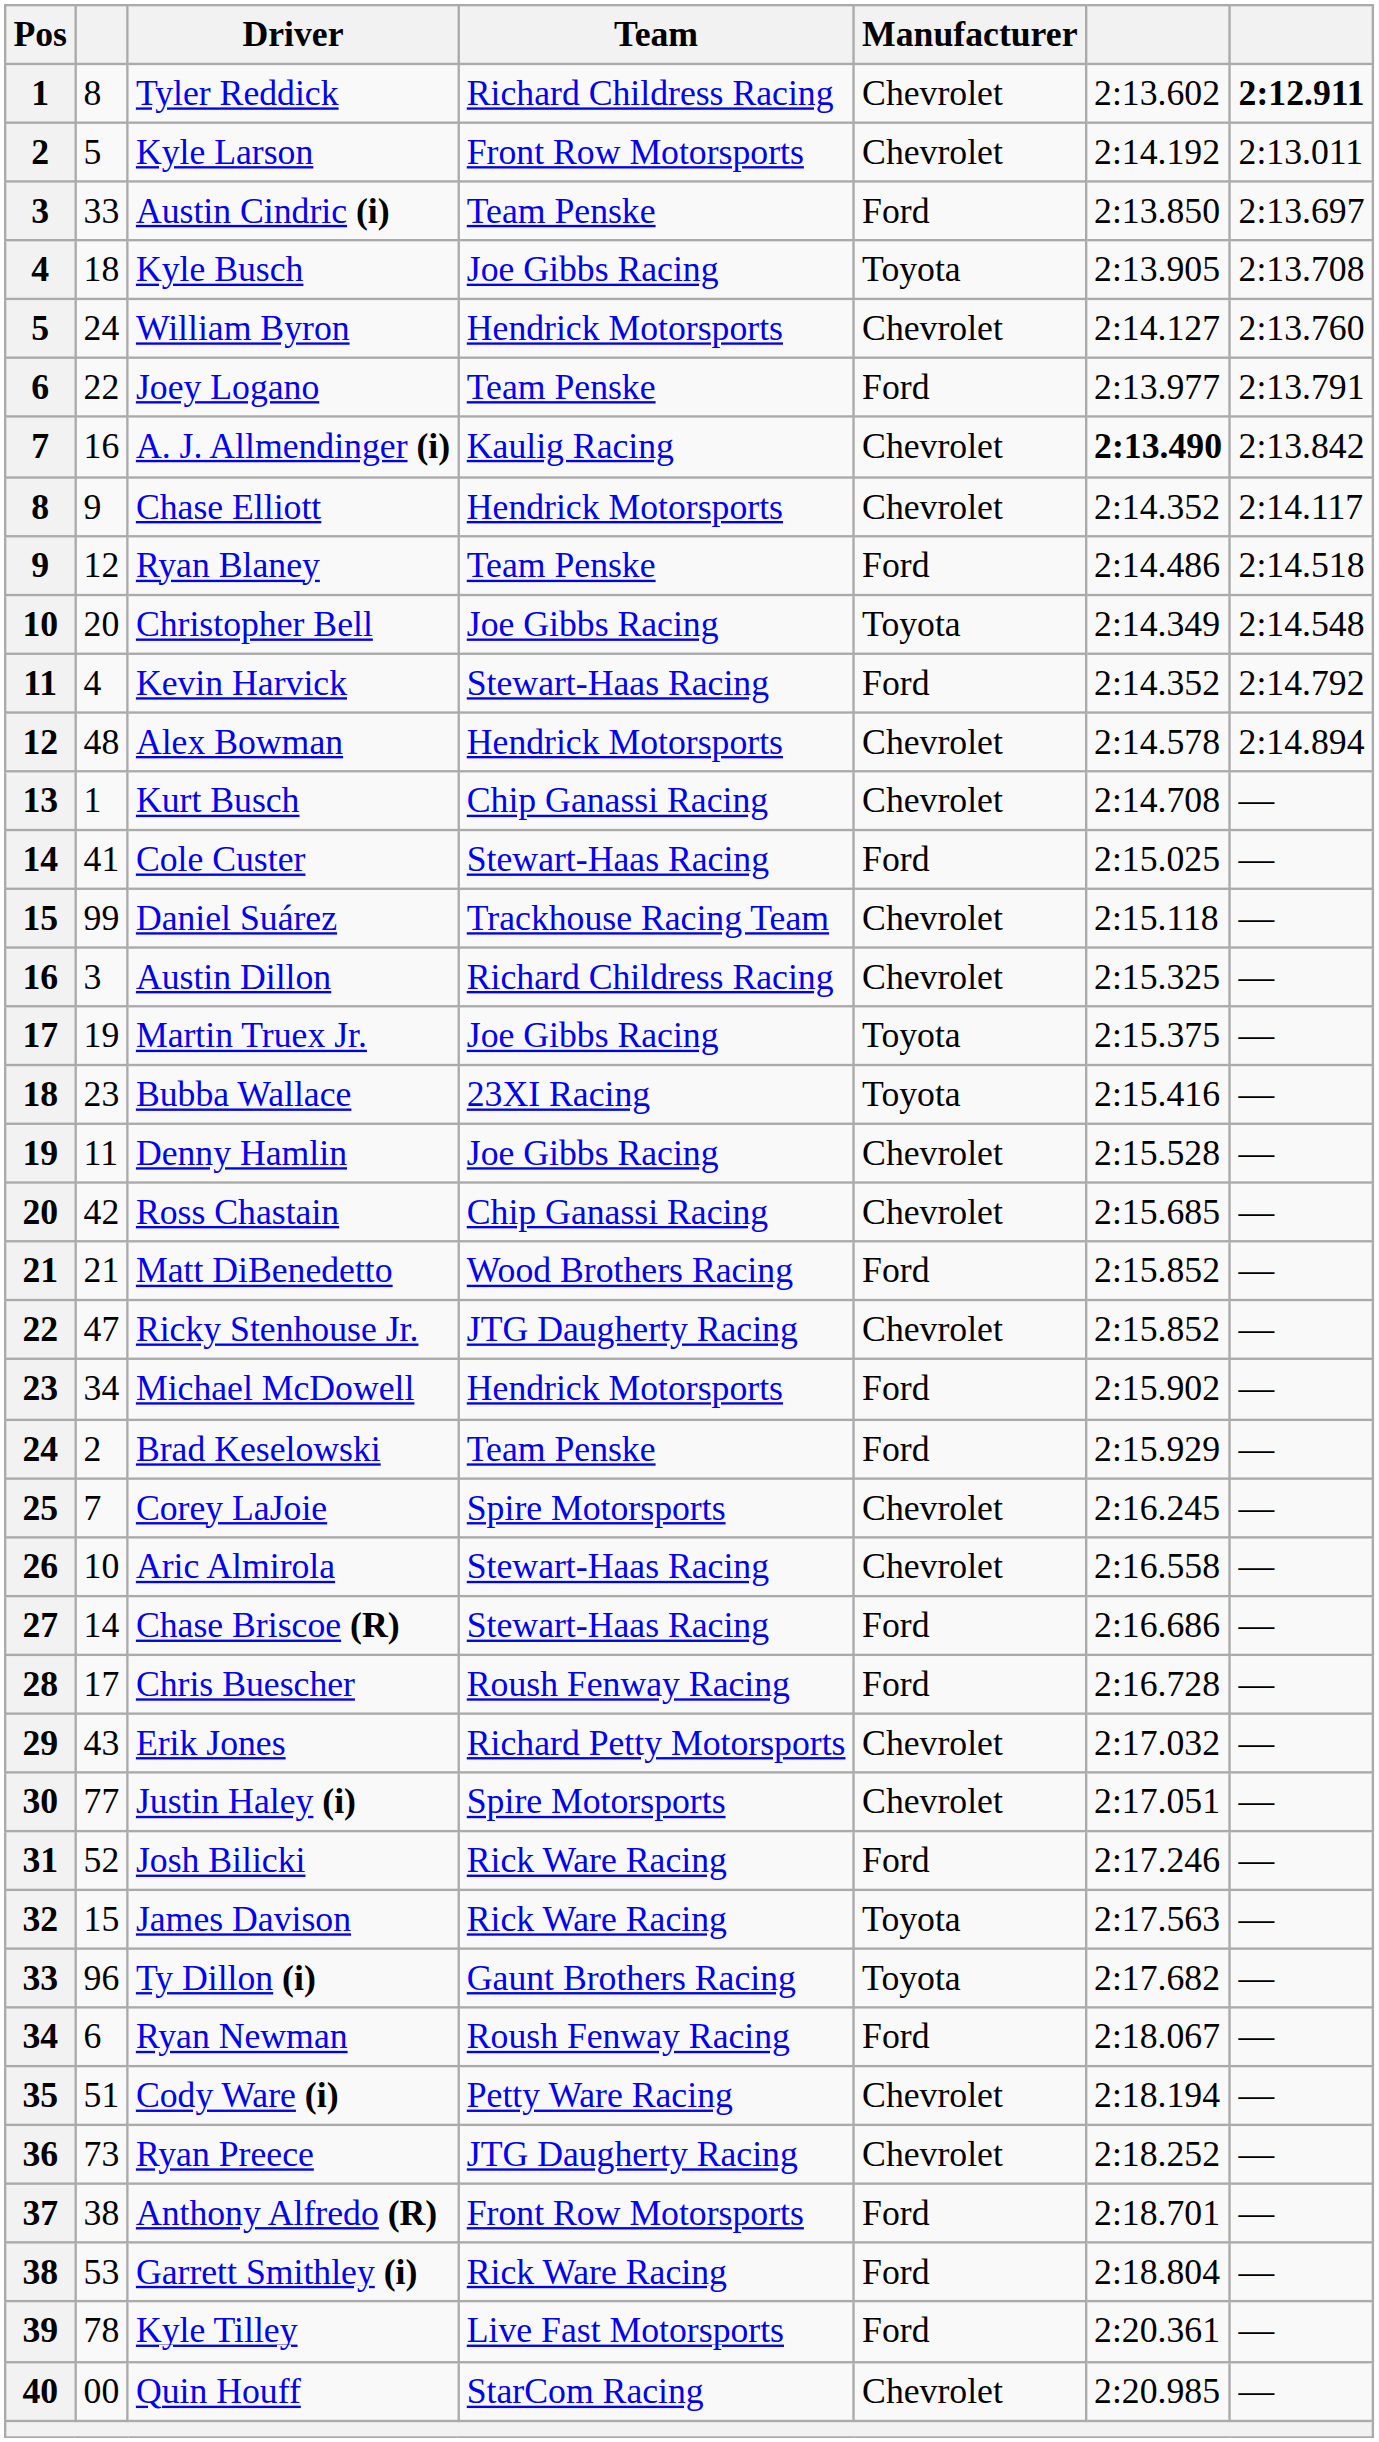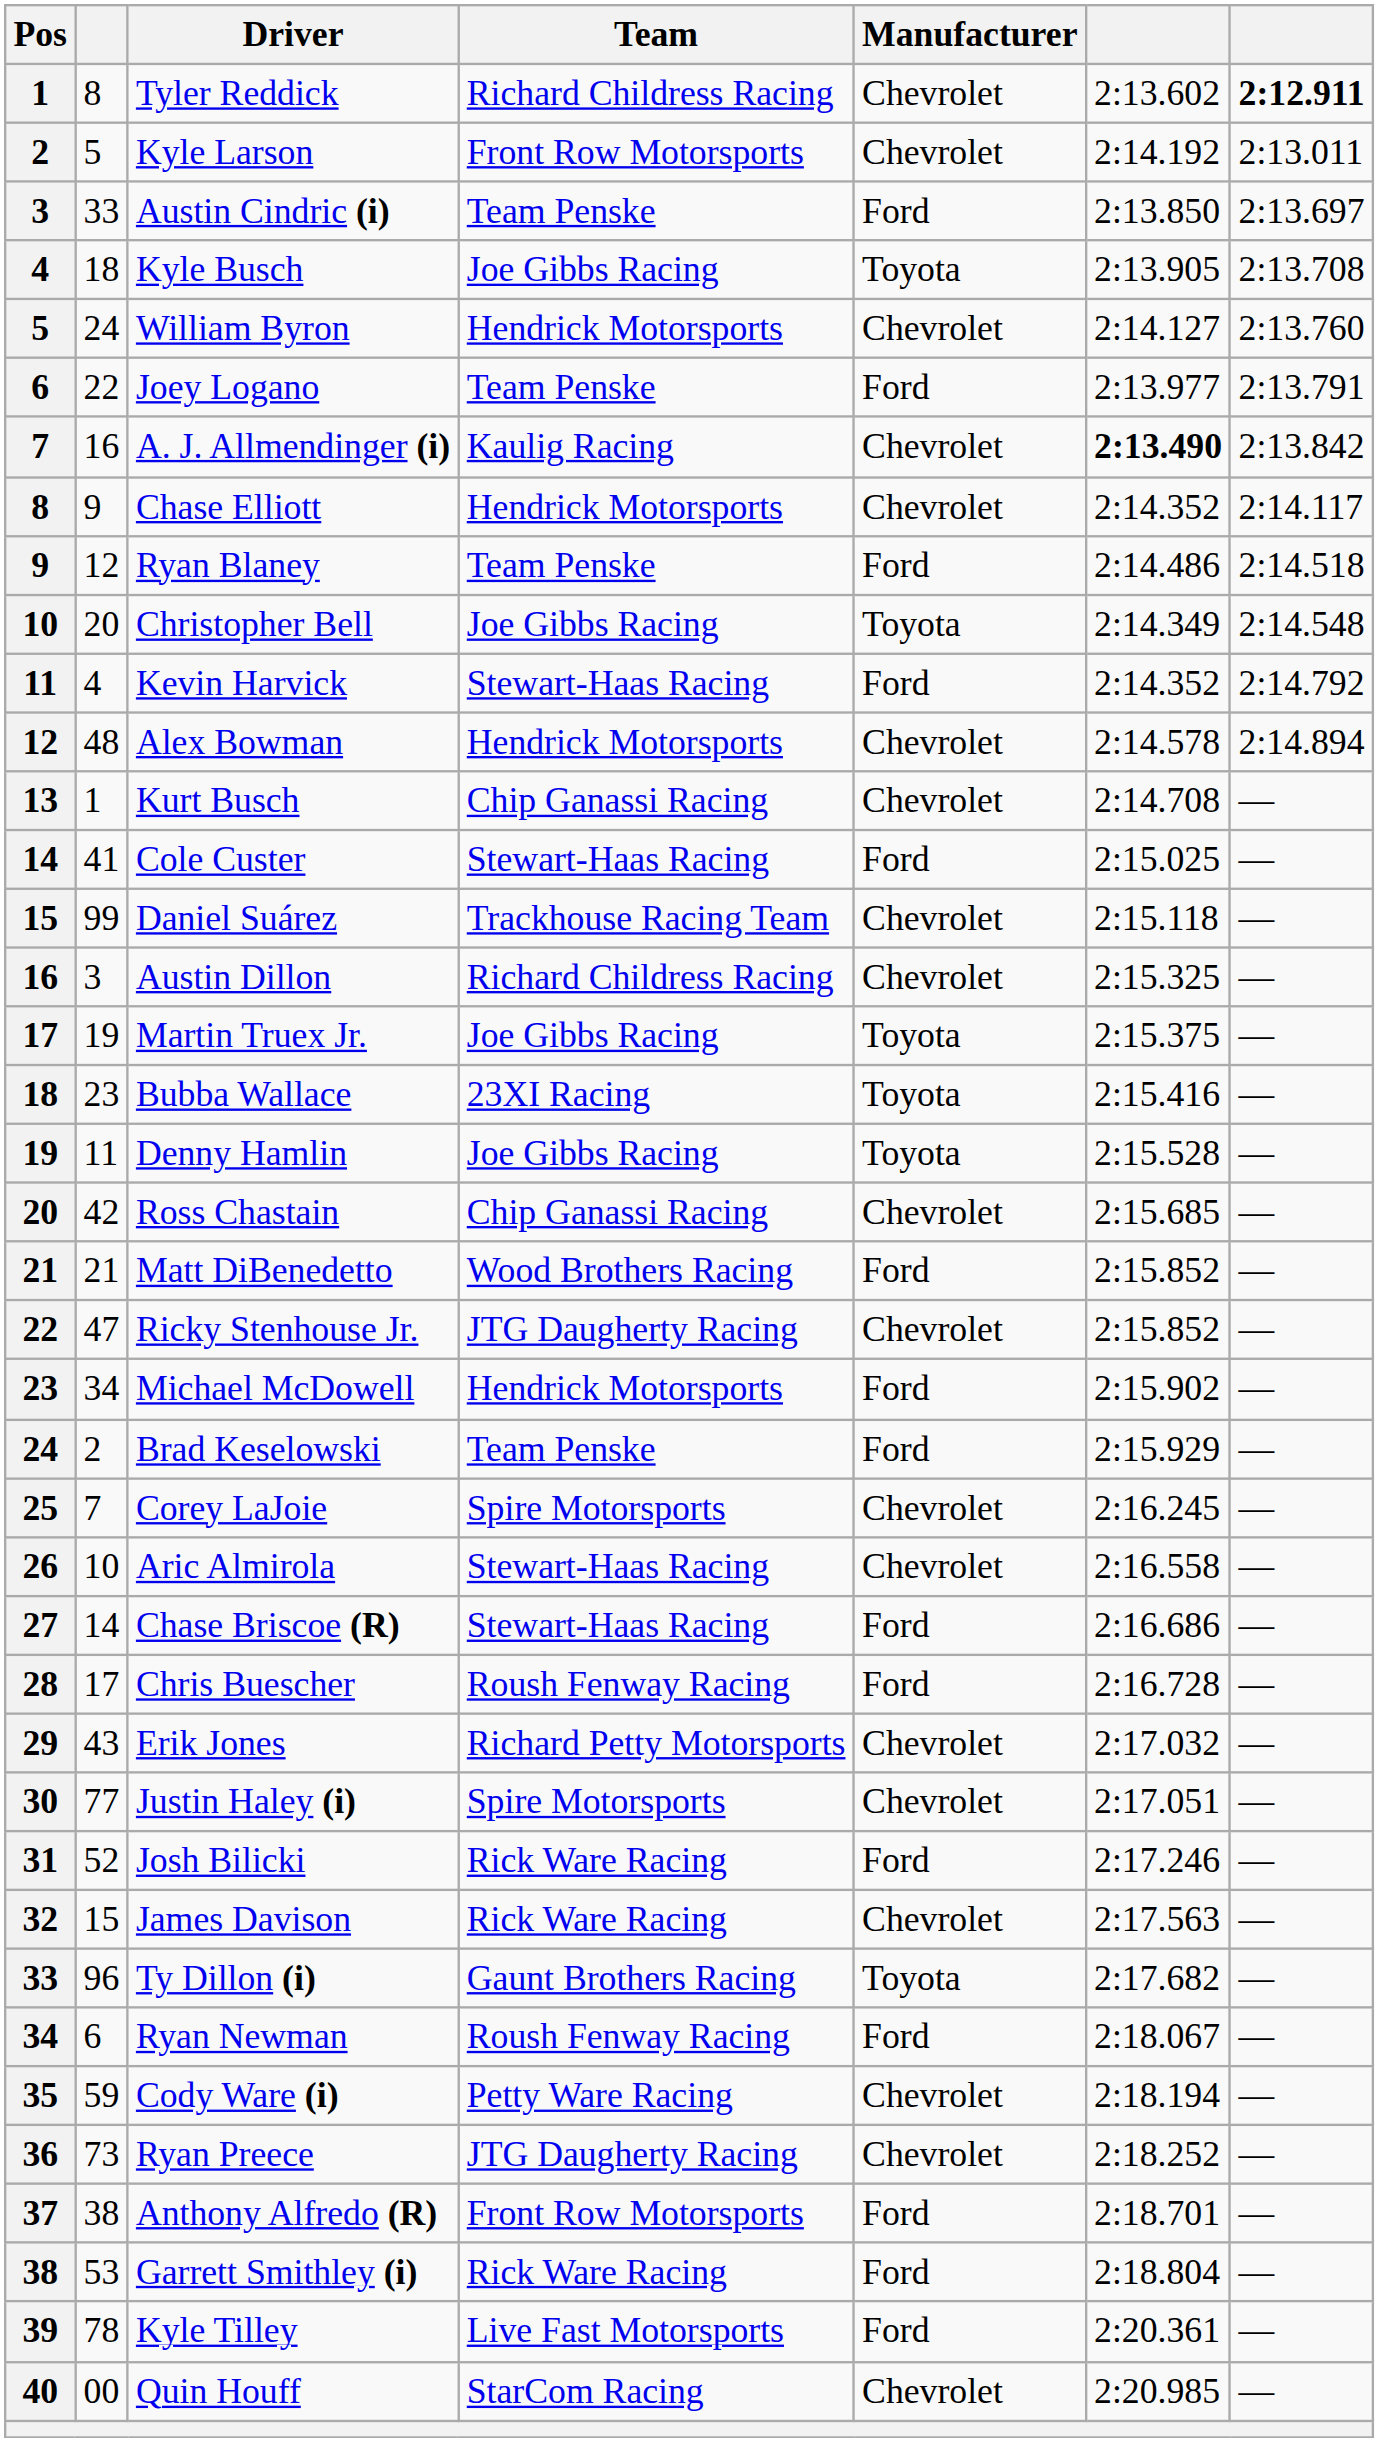(932, 1153) Chevrolet -> (911, 1153) Toyota
(911, 1918) Toyota -> (932, 1918) Chevrolet
(101, 2095) 51 -> (101, 2095) 59
